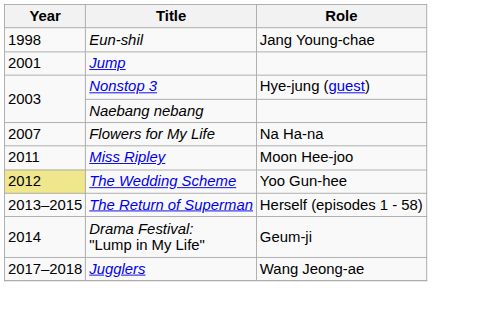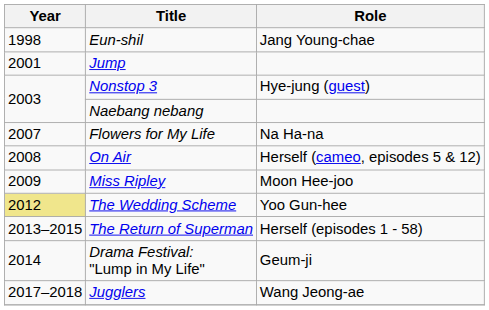+ row: (110, 157)
(24, 157) 2011 -> (24, 181) 2009
